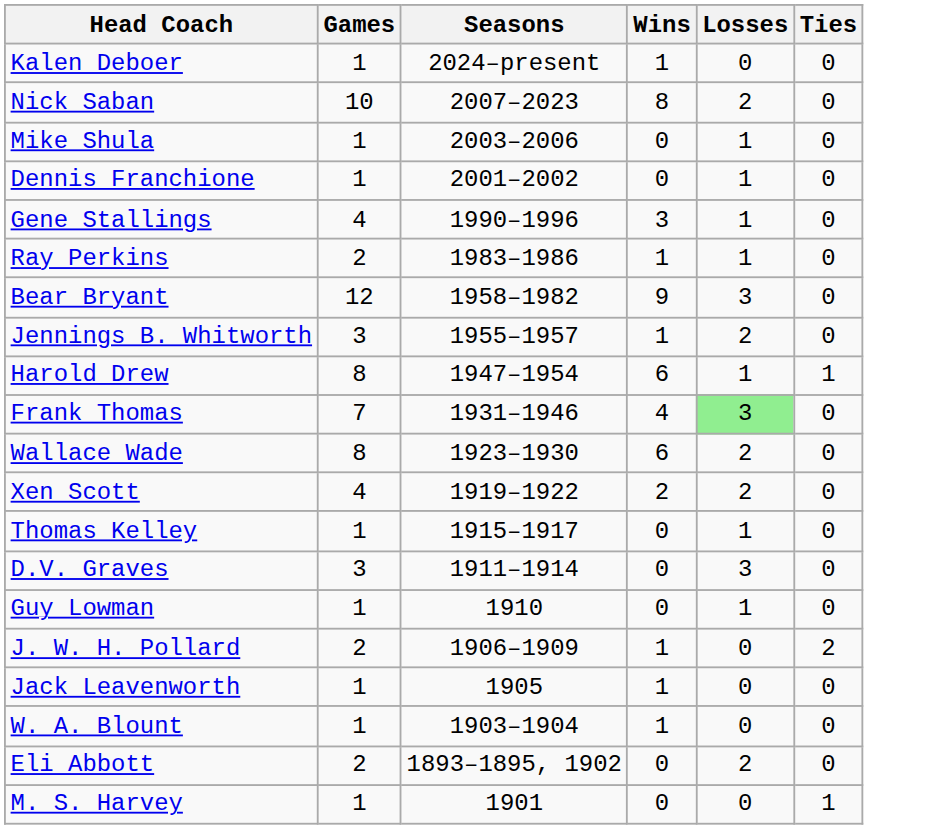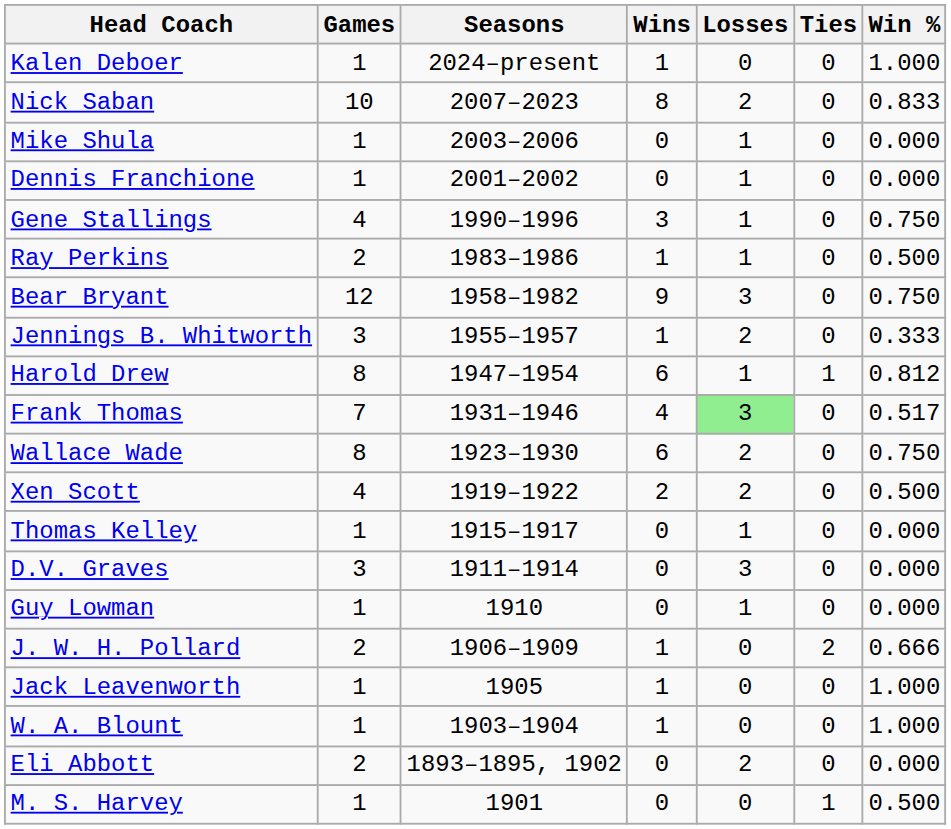+ column: (904, 24)
